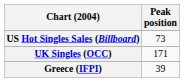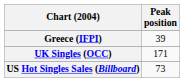rows swapped: (73, 69) <-> (73, 38)
